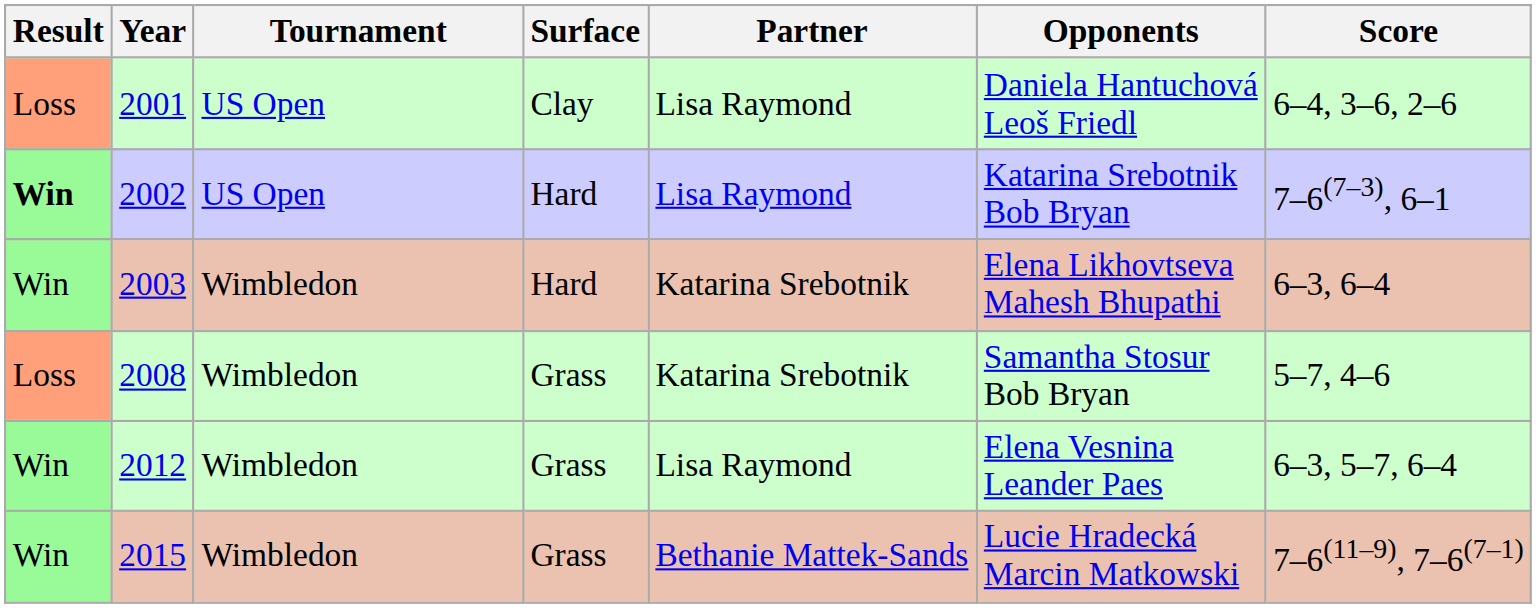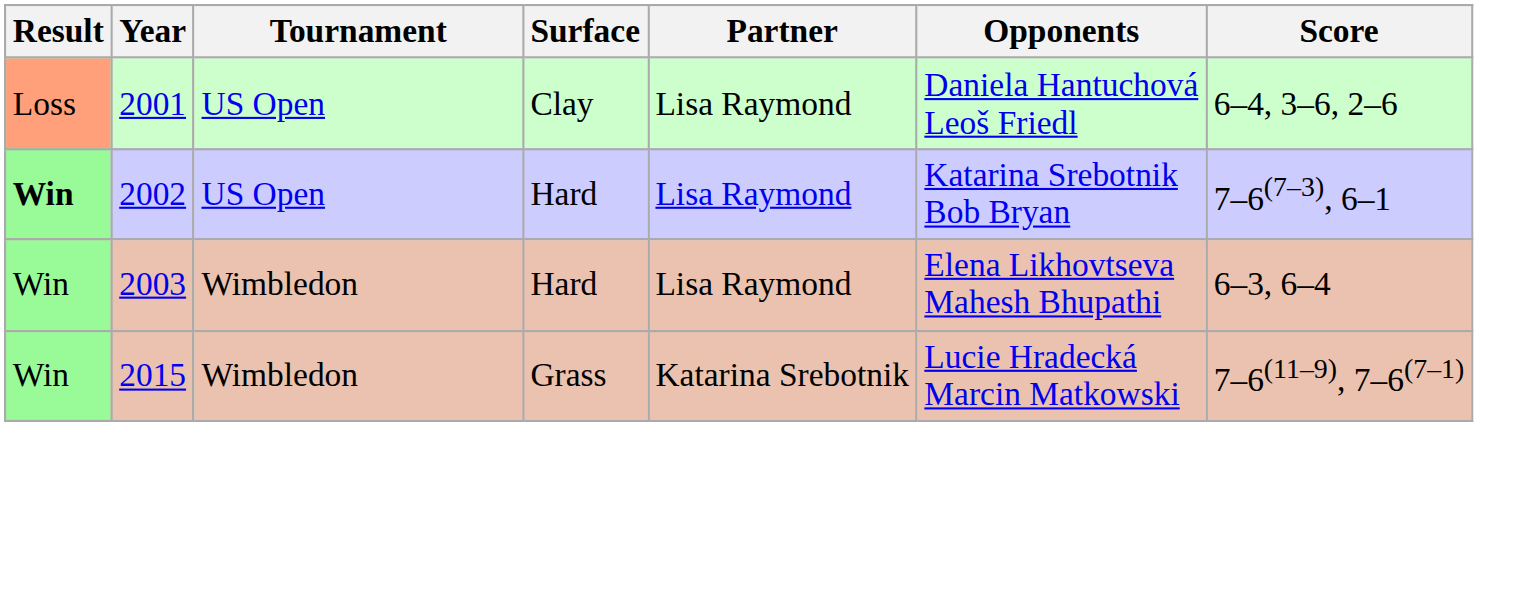(782, 284) Katarina Srebotnik -> (753, 284) Lisa Raymond
- row: (153, 374)
- row: (153, 465)
(812, 556) Bethanie Mattek-Sands -> (782, 374) Katarina Srebotnik
